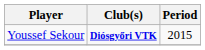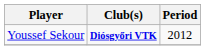(180, 35) 2015 -> (180, 35) 2012
